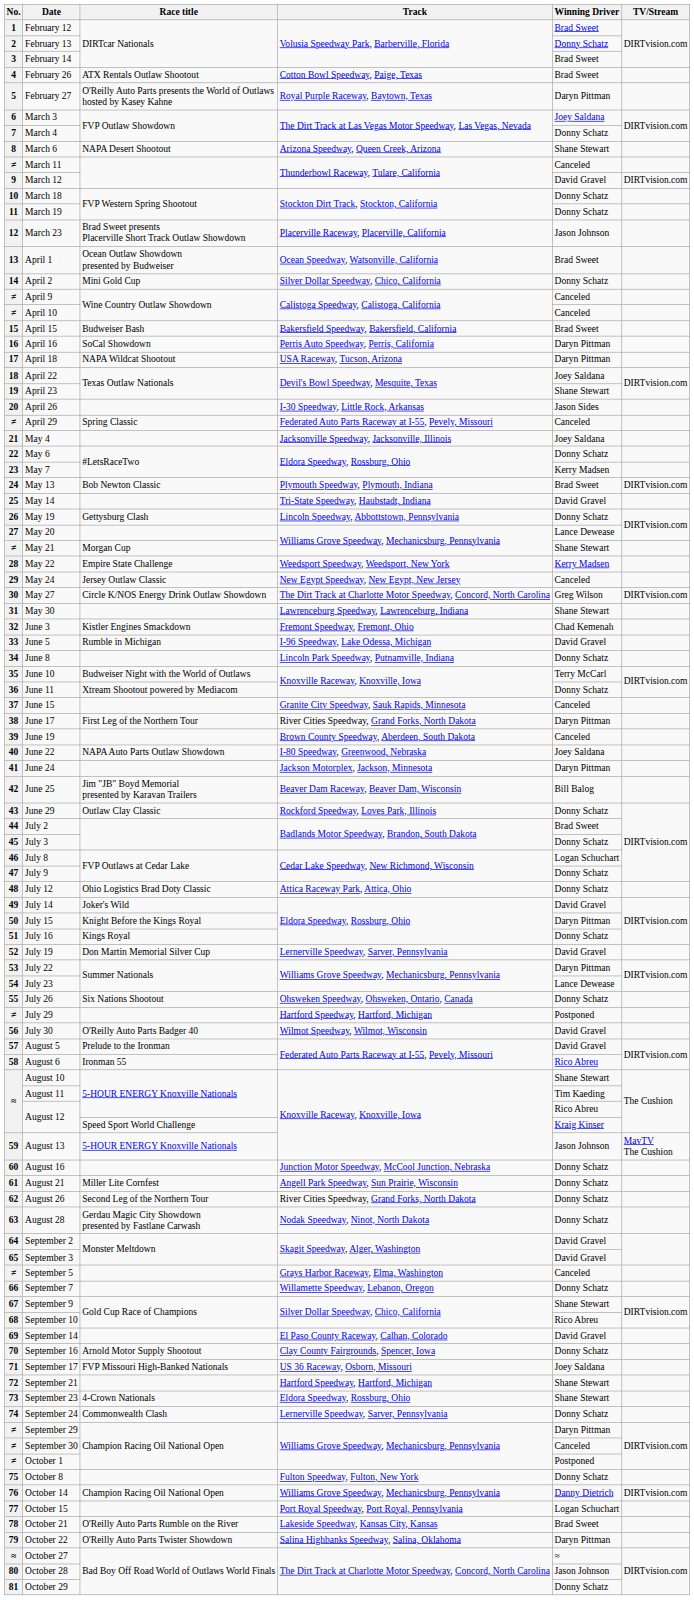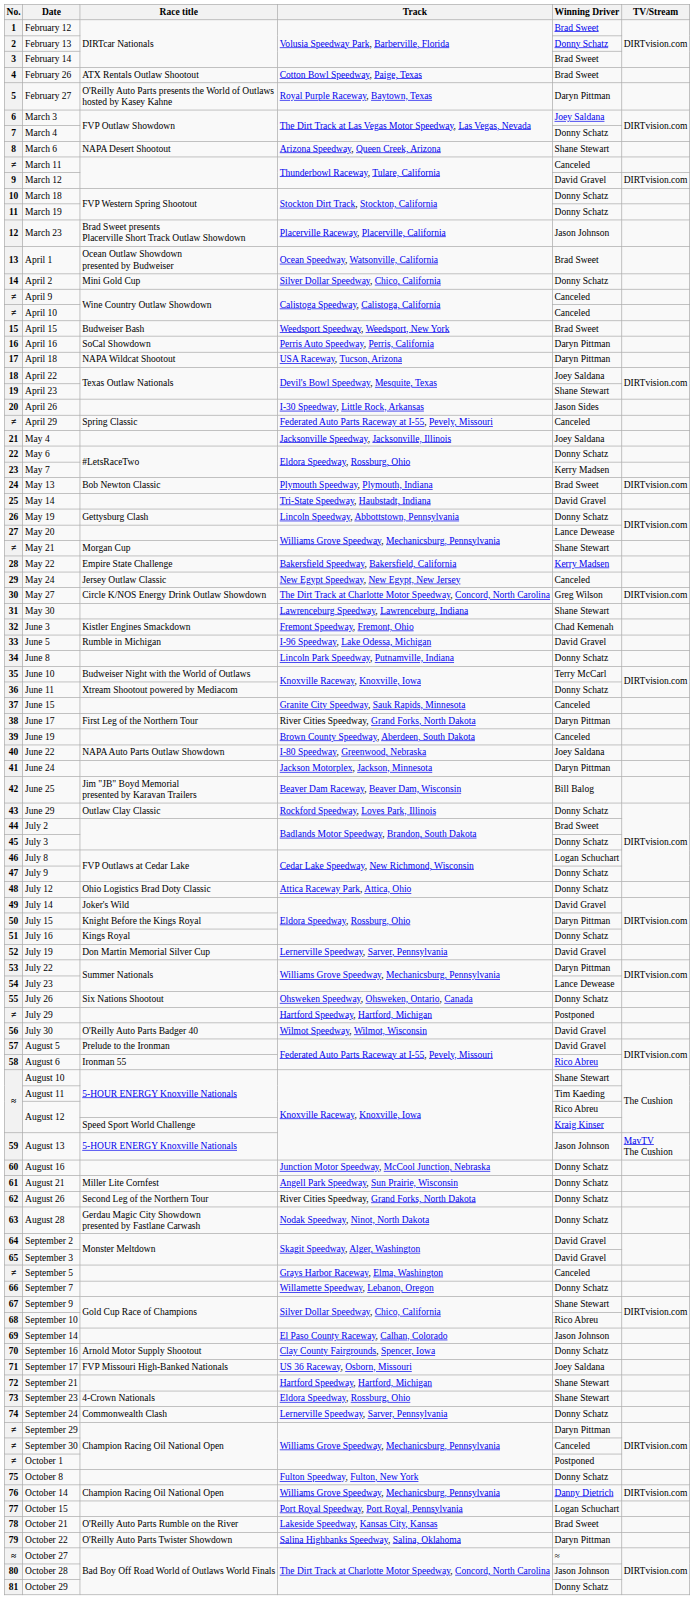(368, 328) Bakersfield Speedway, Bakersfield, California -> (365, 328) Weedsport Speedway, Weedsport, New York
(365, 563) Weedsport Speedway, Weedsport, New York -> (368, 563) Bakersfield Speedway, Bakersfield, California
(580, 1335) David Gravel -> (582, 1335) Jason Johnson
